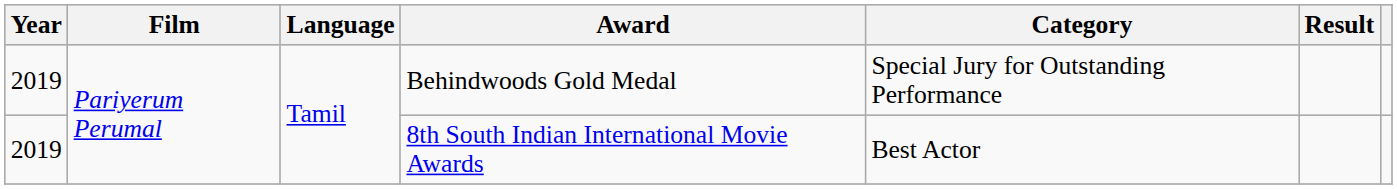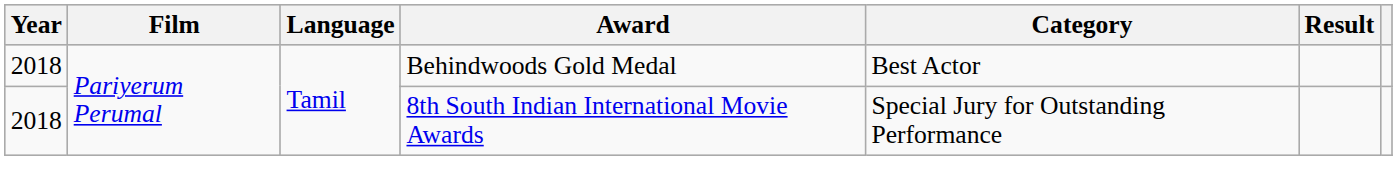(36, 79) 2019 -> (36, 65) 2018
(1018, 79) Special Jury for Outstanding Performance -> (926, 65) Best Actor
(36, 149) 2019 -> (36, 120) 2018
(926, 149) Best Actor -> (1018, 120) Special Jury for Outstanding Performance
